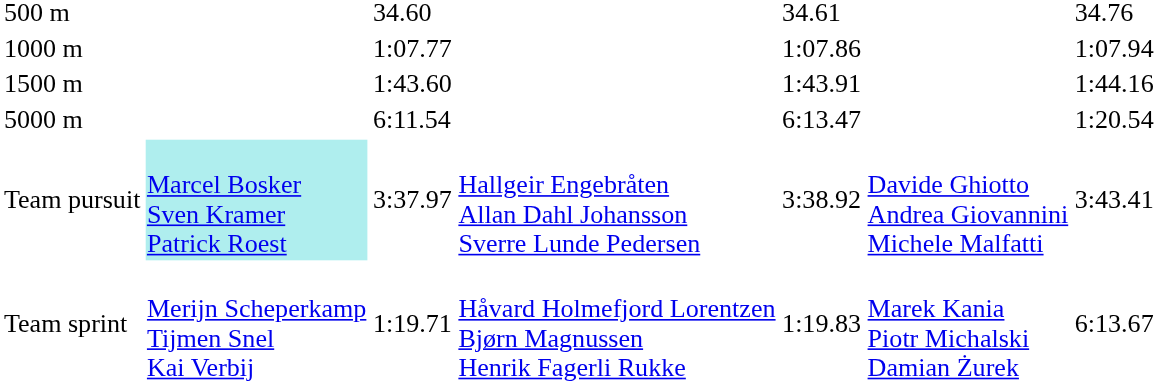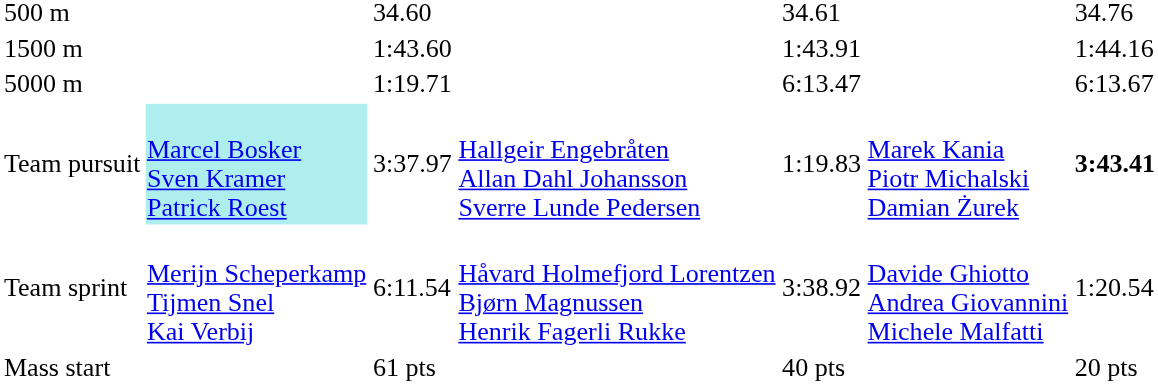- row: (43, 48)
(412, 119) 6:11.54 -> (412, 83) 1:19.71
(1114, 119) 1:20.54 -> (1114, 83) 6:13.67
(822, 199) 3:38.92 -> (822, 163) 1:19.83
(968, 214) Davide Ghiotto Andrea Giovannini Michele Malfatti -> (948, 178) Marek Kania Piotr Michalski Damian Żurek
(1114, 199) normal -> (1115, 163) bold
(412, 323) 1:19.71 -> (412, 287) 6:11.54
(822, 323) 1:19.83 -> (822, 287) 3:38.92
(948, 338) Marek Kania Piotr Michalski Damian Żurek -> (968, 302) Davide Ghiotto Andrea Giovannini Michele Malfatti
(1114, 323) 6:13.67 -> (1114, 287) 1:20.54
+ row: (57, 367)
